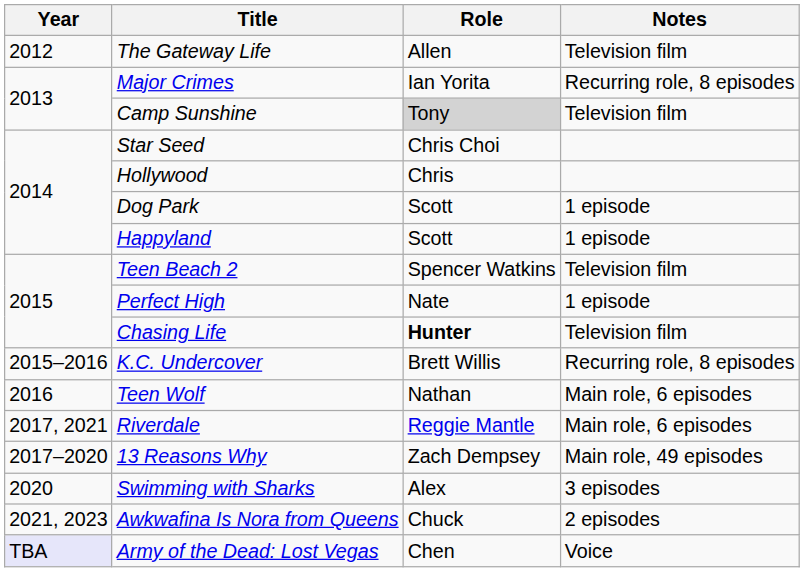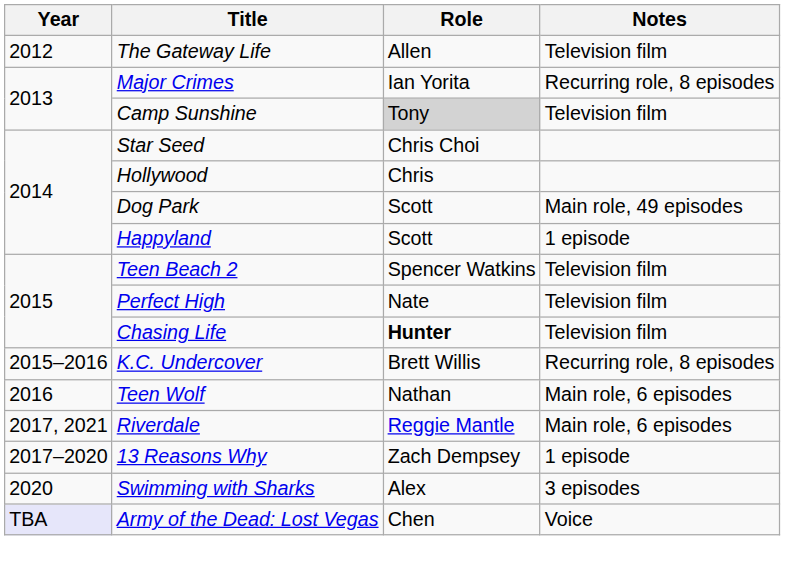(607, 207) 1 episode -> (644, 207) Main role, 49 episodes
(607, 301) 1 episode -> (606, 301) Television film
(664, 457) Main role, 49 episodes -> (587, 457) 1 episode
- row: (258, 519)
